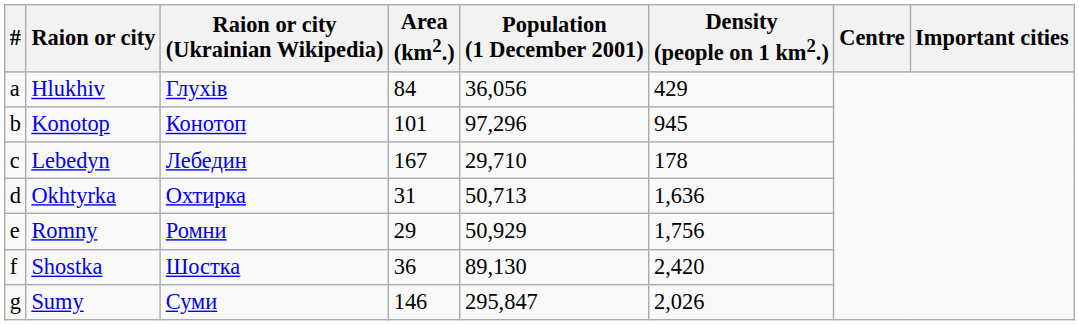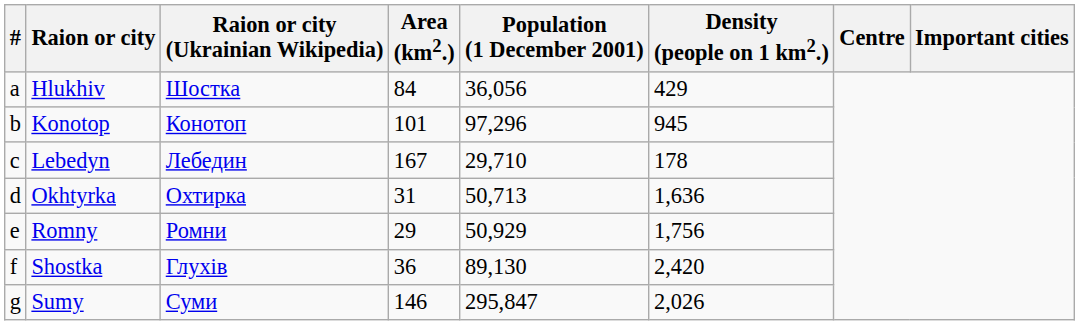(197, 89) Глухів -> (203, 89) Шостка
(203, 266) Шостка -> (197, 266) Глухів
